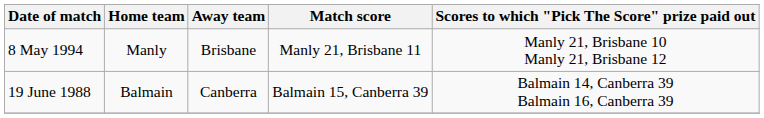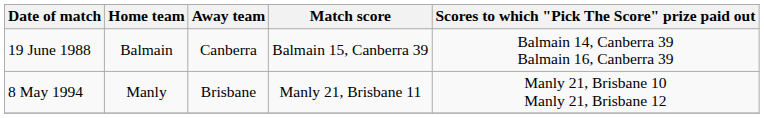rows swapped: (49, 92) <-> (46, 50)
